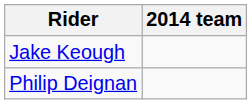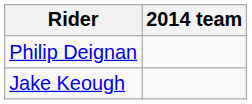rows swapped: (73, 83) <-> (67, 51)
